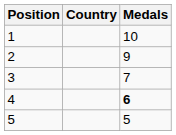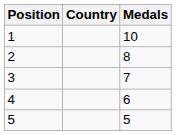(127, 57) 9 -> (127, 57) 8
(127, 99) bold -> (127, 99) normal
